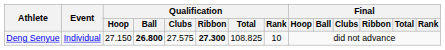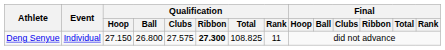(149, 39) bold -> (149, 39) normal
(276, 39) 10 -> (276, 39) 11
